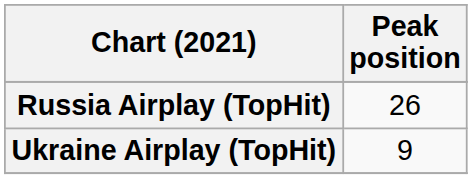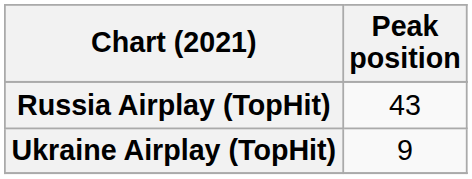(405, 104) 26 -> (405, 104) 43
